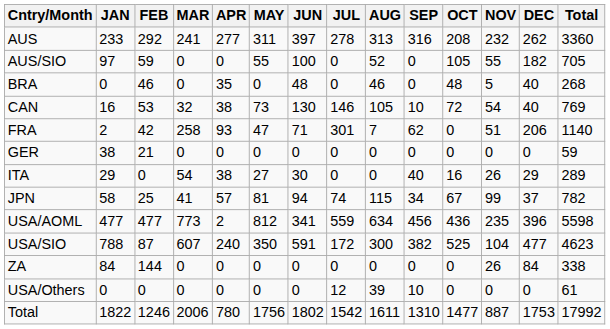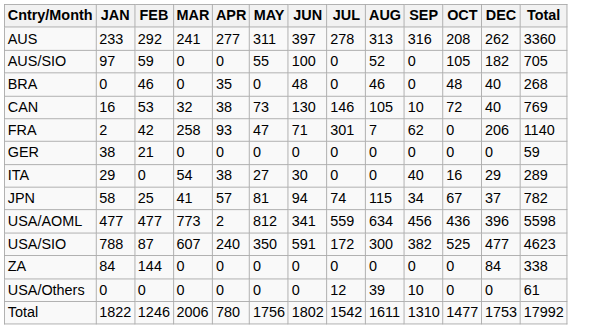- column: (501, 15)
